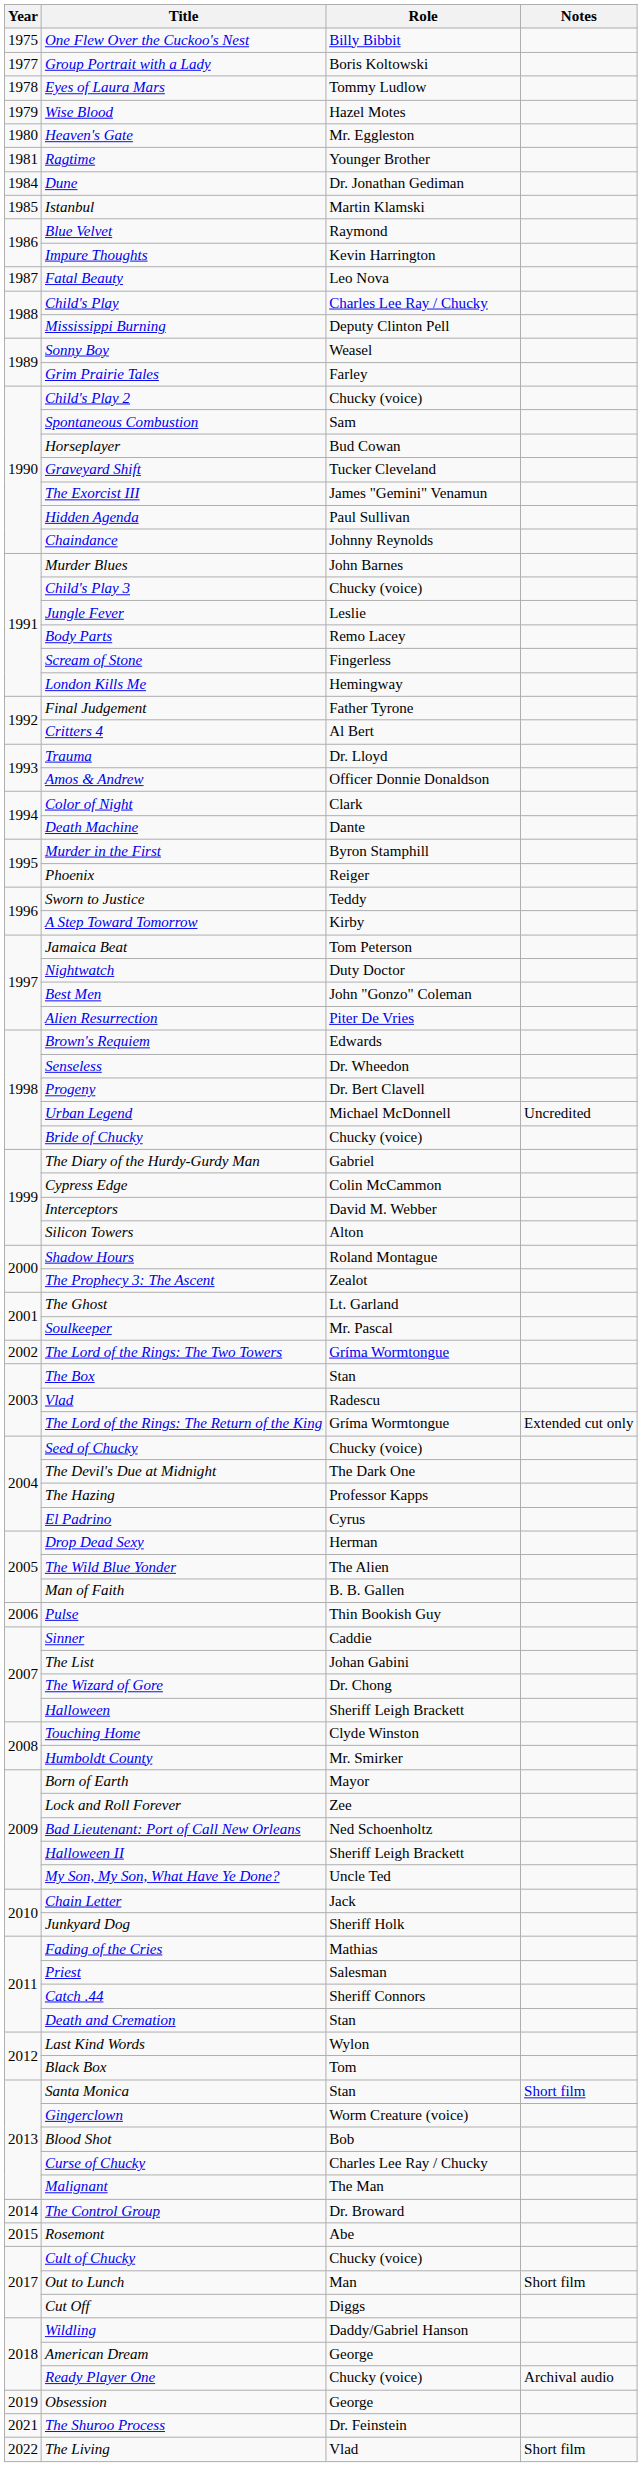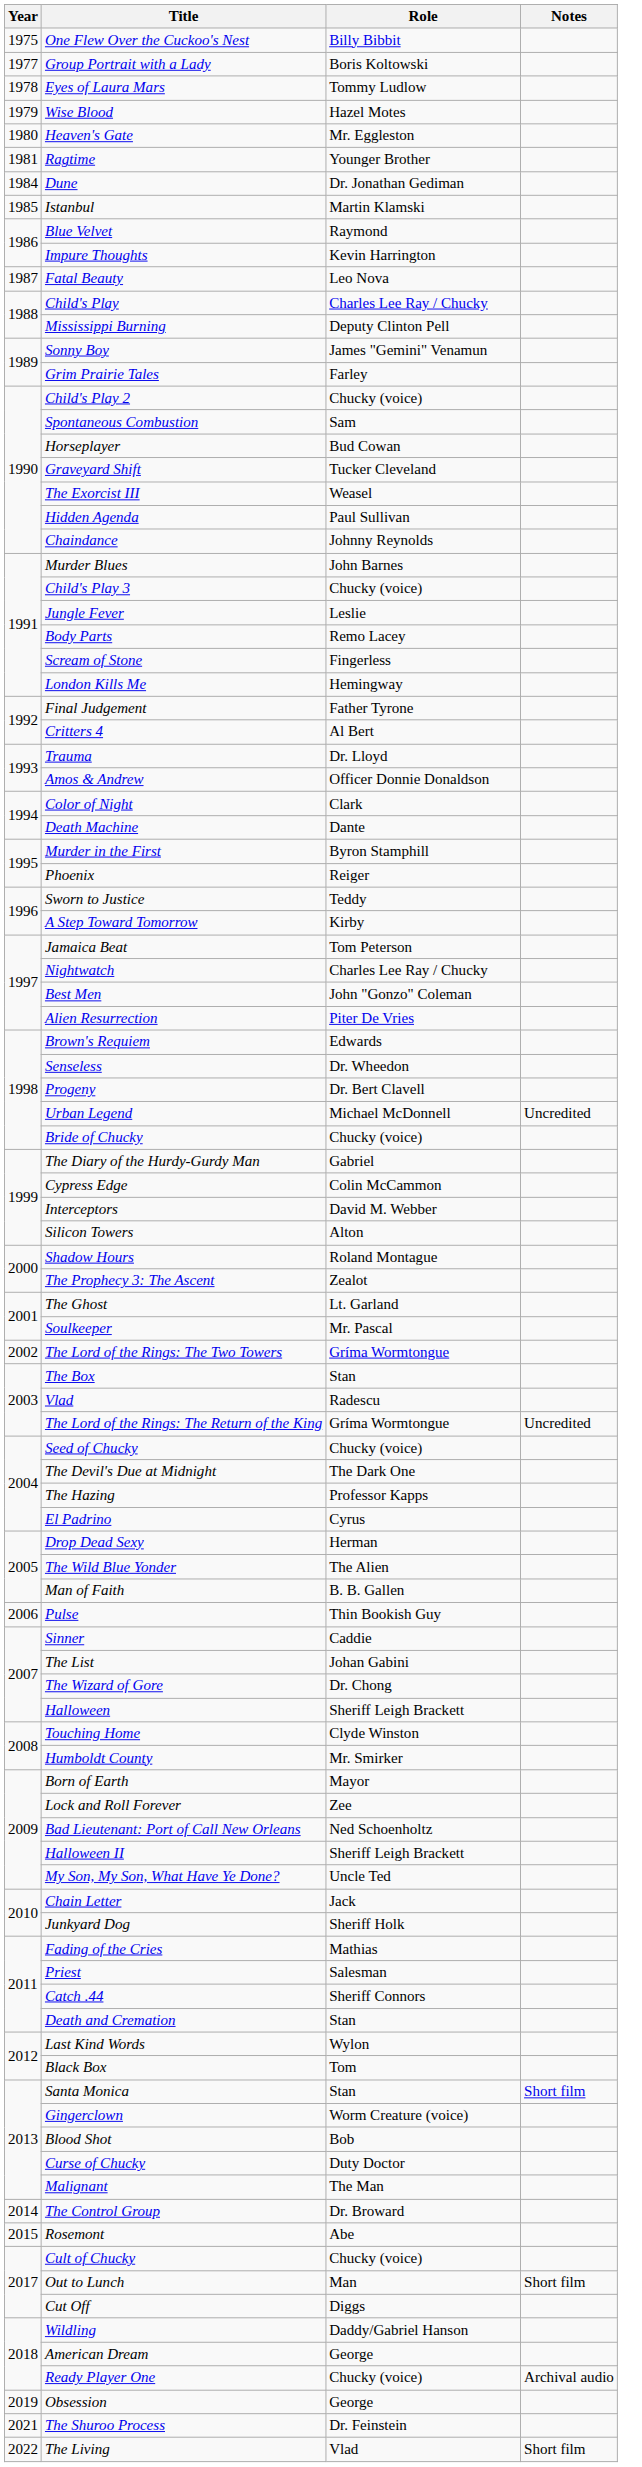(351, 350) Weasel -> (408, 350) James "Gemini" Venamun
(408, 493) James "Gemini" Venamun -> (351, 493) Weasel
(367, 970) Duty Doctor -> (408, 970) Charles Lee Ray / Chucky
(579, 1423) Extended cut only -> (557, 1423) Uncredited
(408, 2163) Charles Lee Ray / Chucky -> (367, 2163) Duty Doctor
